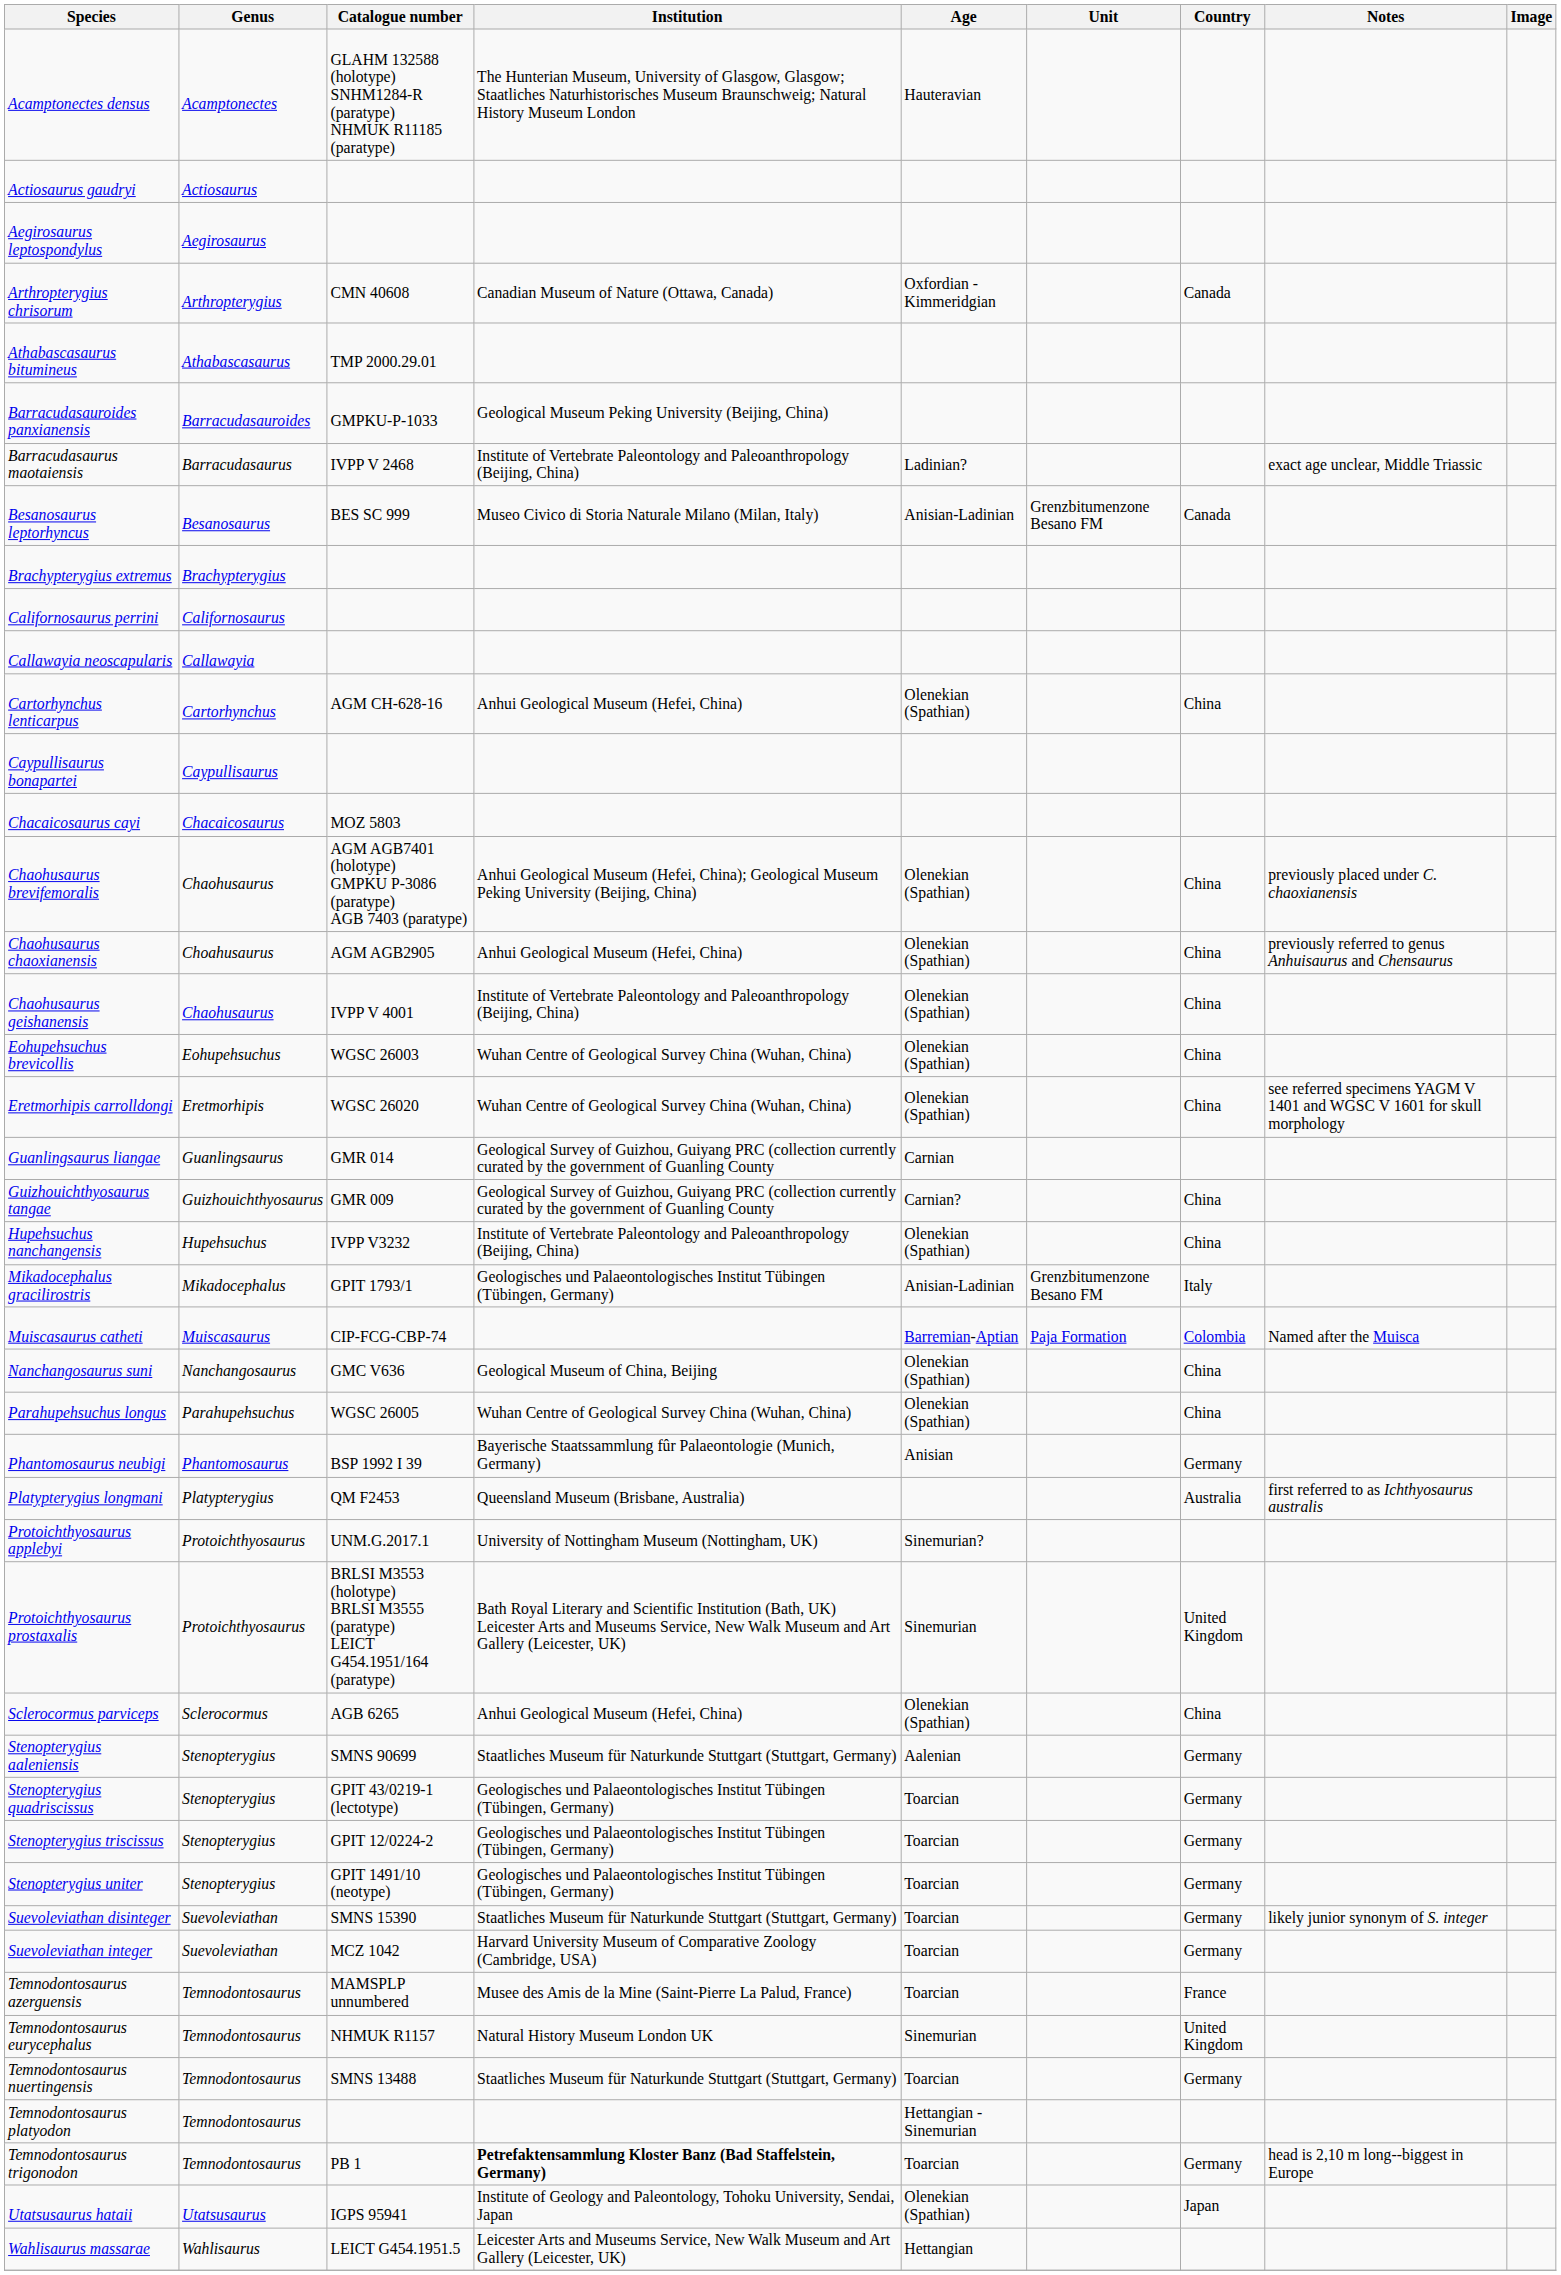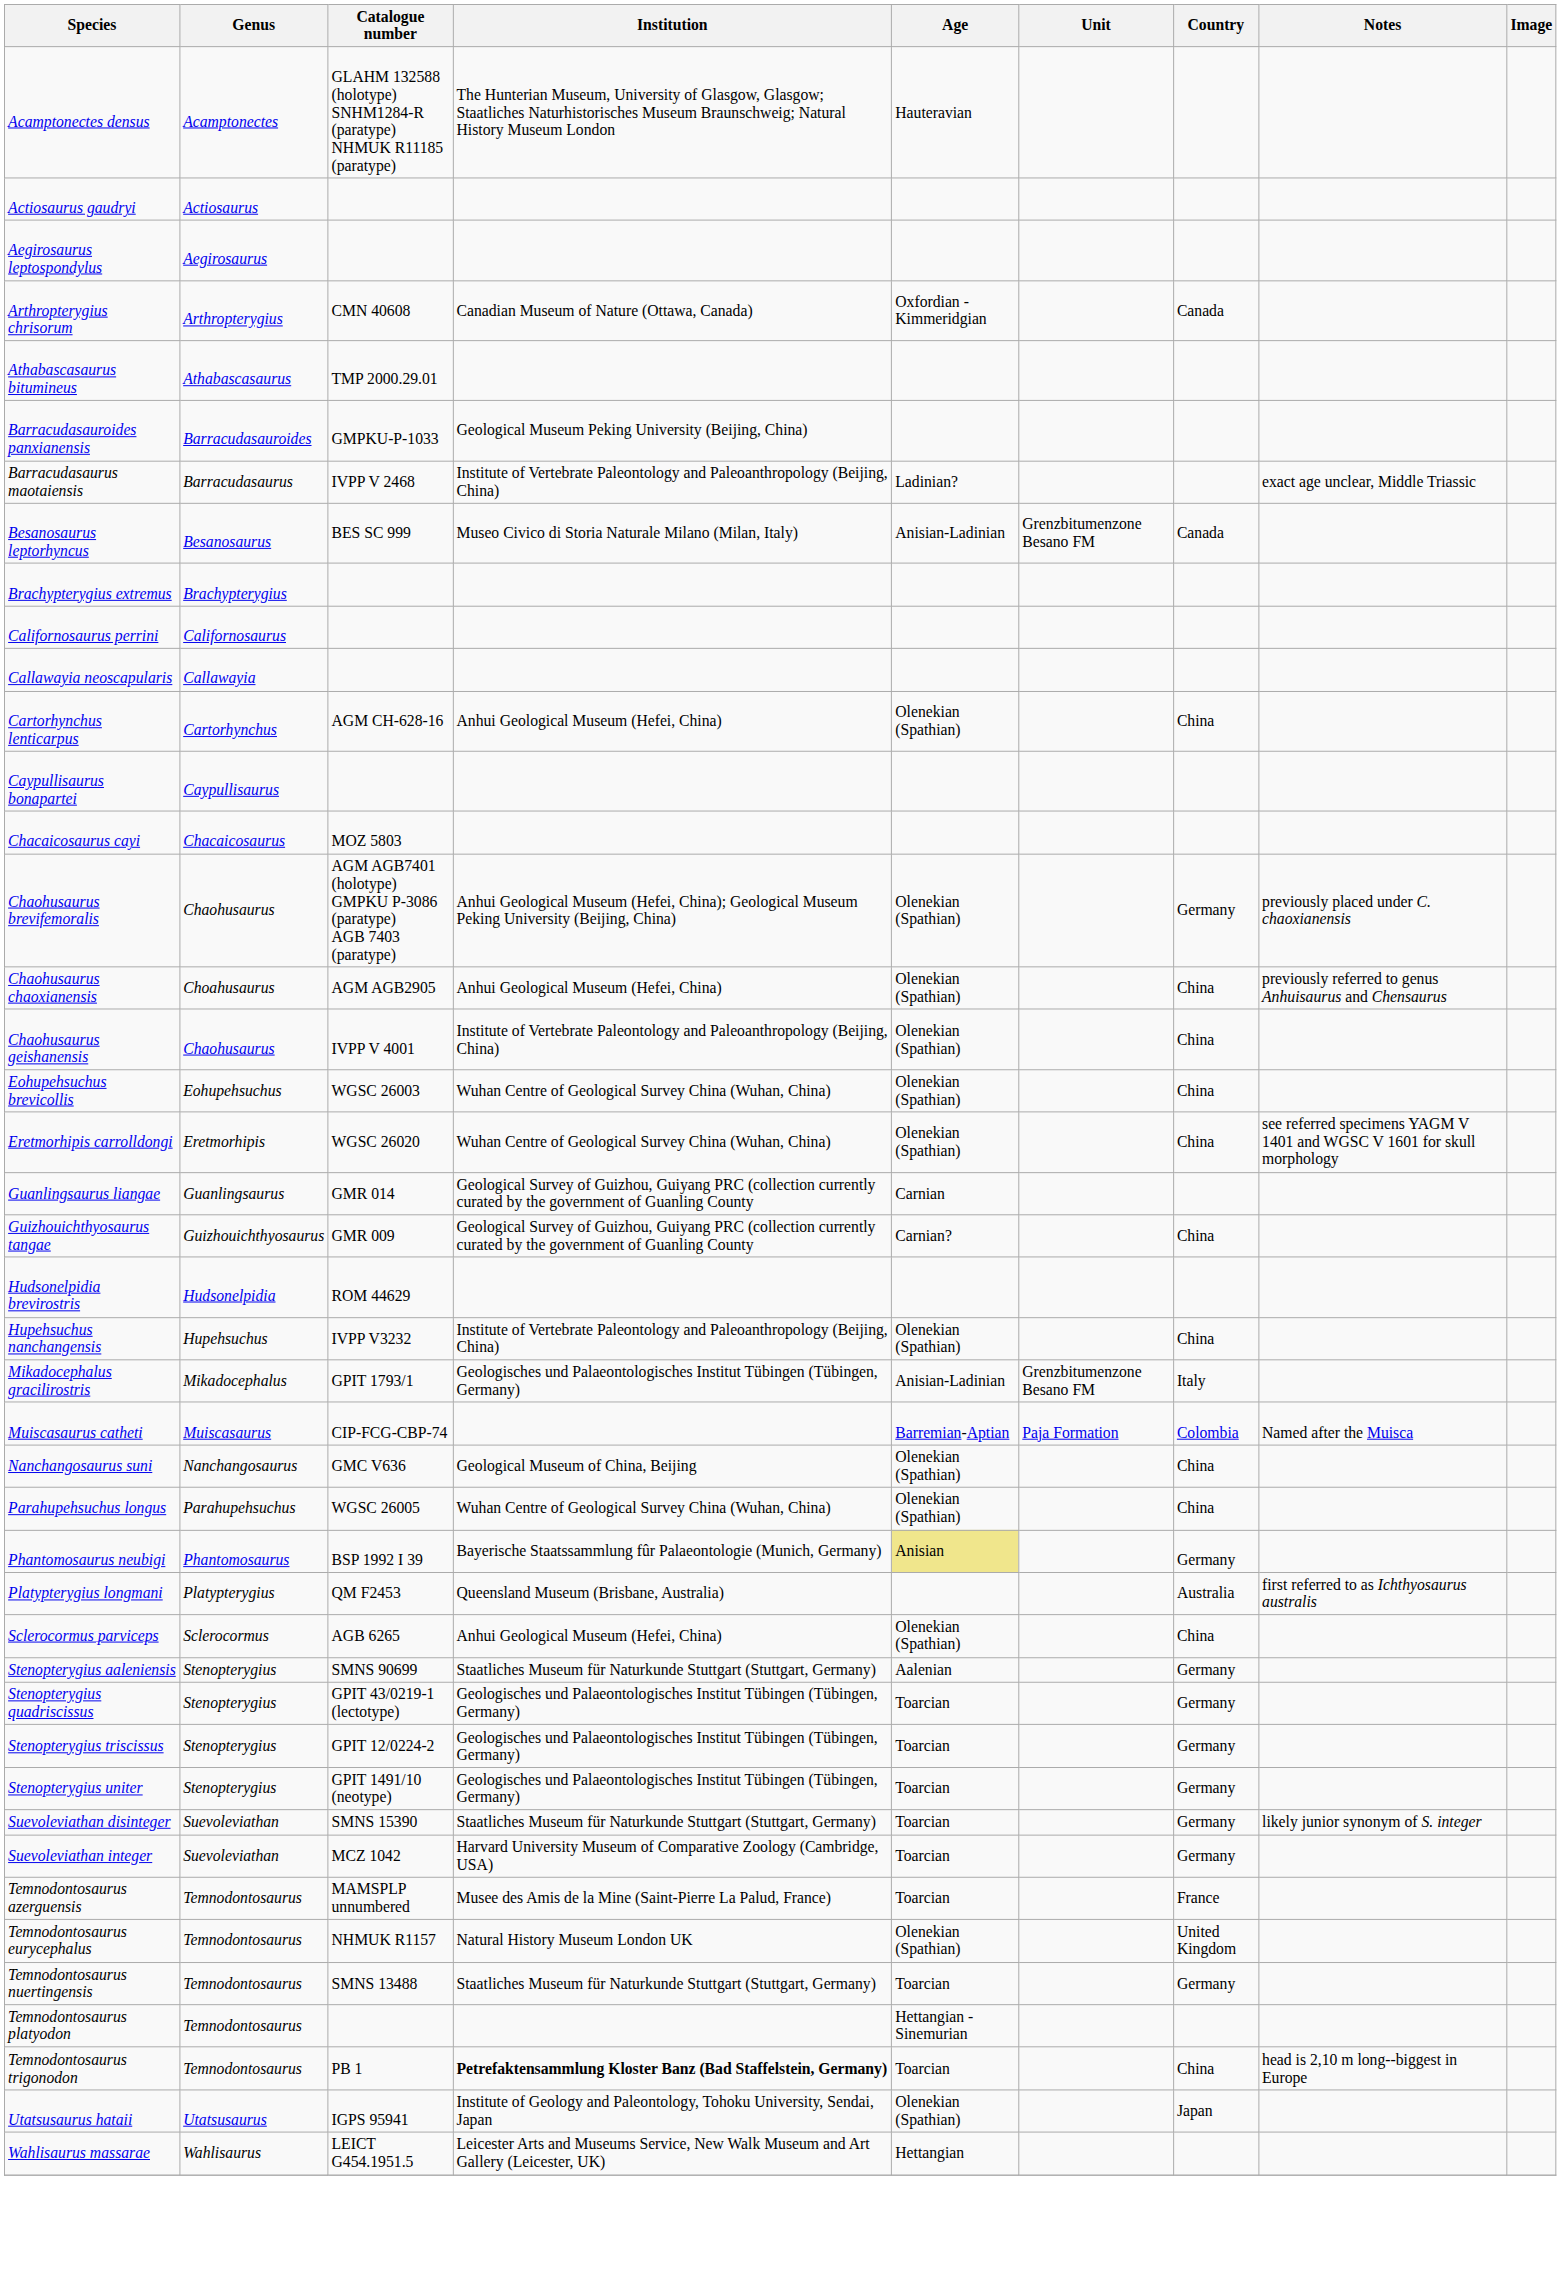(1202, 883) China -> (1206, 910) Germany
+ row: (54, 1296)
(929, 1455) no background -> (920, 1551) khaki background
- row: (70, 1540)
- row: (70, 1627)
(941, 2036) Sinemurian -> (928, 1940) Olenekian (Spathian)
(1213, 2163) Germany -> (1196, 2068) China
